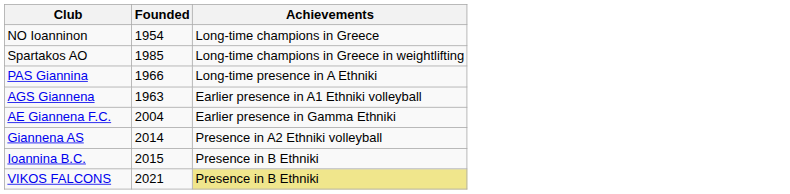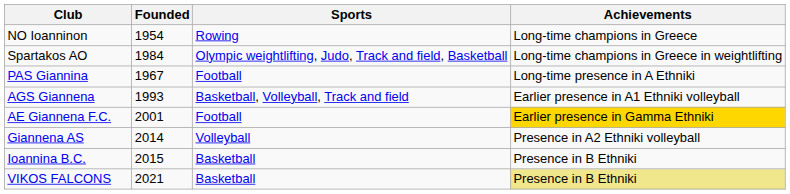+ column: (352, 14)
(149, 55) 1985 -> (149, 55) 1984
(149, 76) 1966 -> (149, 76) 1967
(149, 96) 1963 -> (149, 96) 1993
(149, 117) 2004 -> (149, 117) 2001
(296, 117) no background -> (614, 117) gold background
